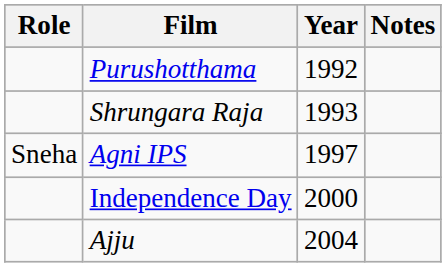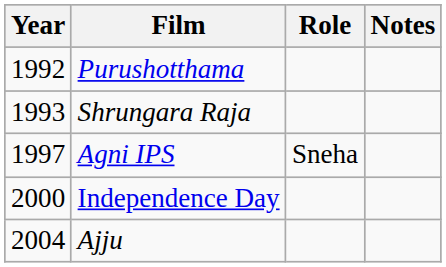columns swapped: (331, 25) <-> (44, 25)
